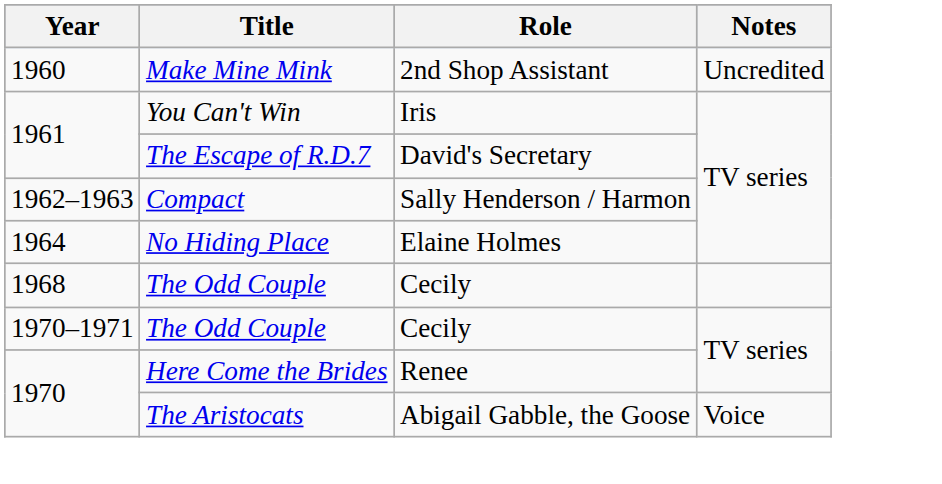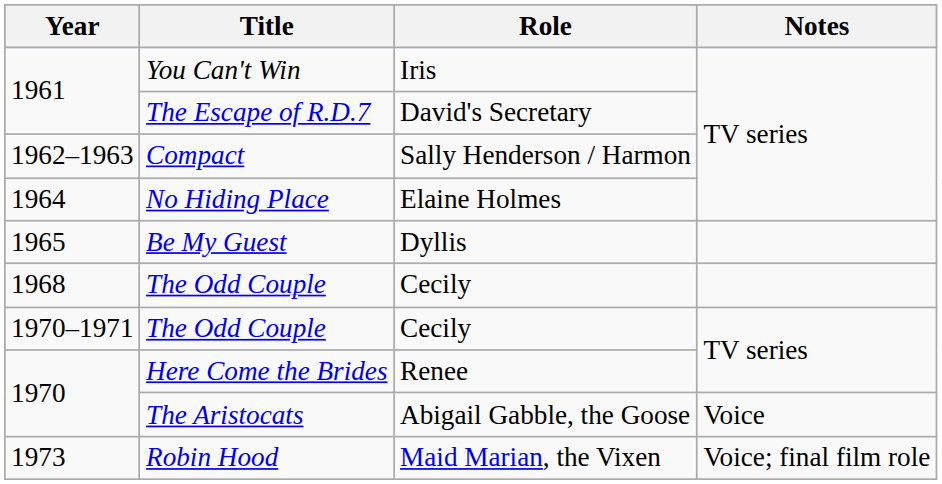- row: (38, 69)
+ row: (38, 241)
+ row: (38, 457)
